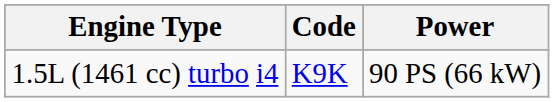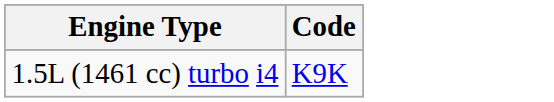- column: (455, 27)
